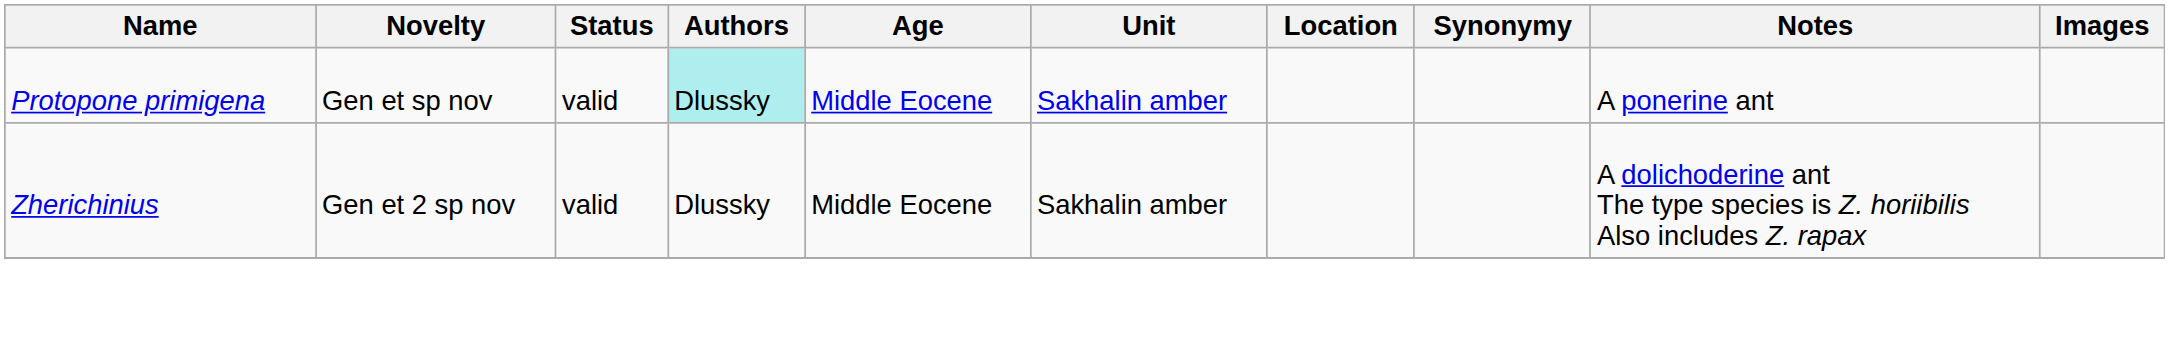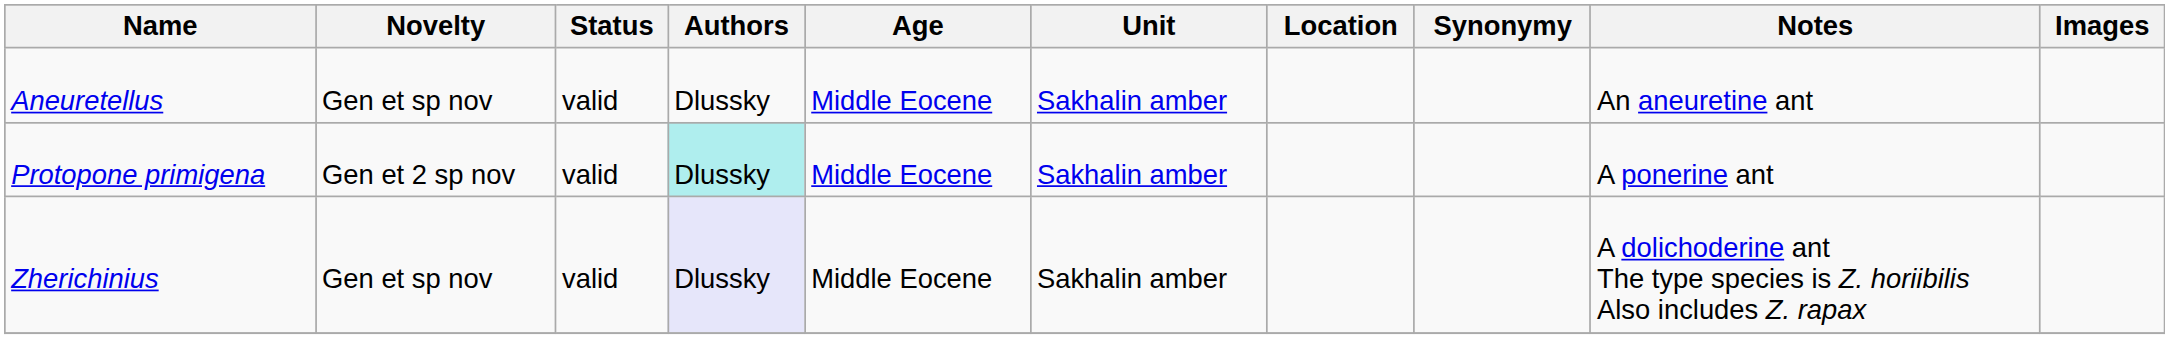+ row: (87, 100)
(407, 100) Gen et sp nov -> (419, 174) Gen et 2 sp nov
(419, 205) Gen et 2 sp nov -> (407, 279) Gen et sp nov
(722, 205) no background -> (722, 279) lavender background
